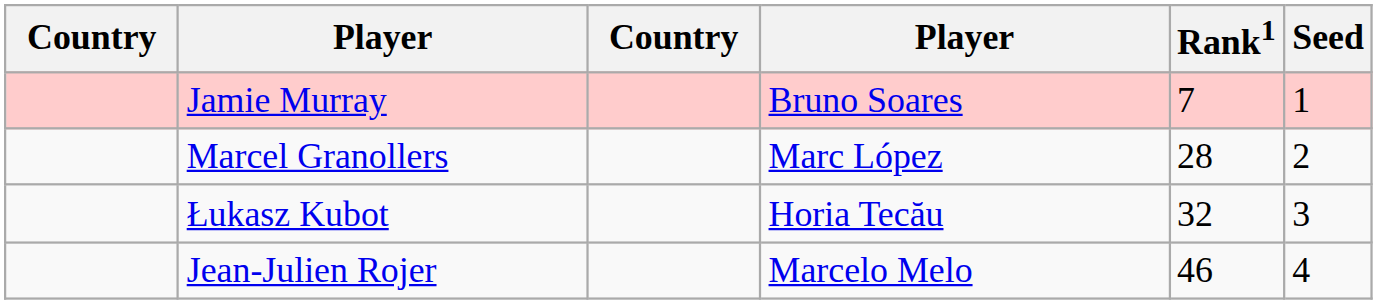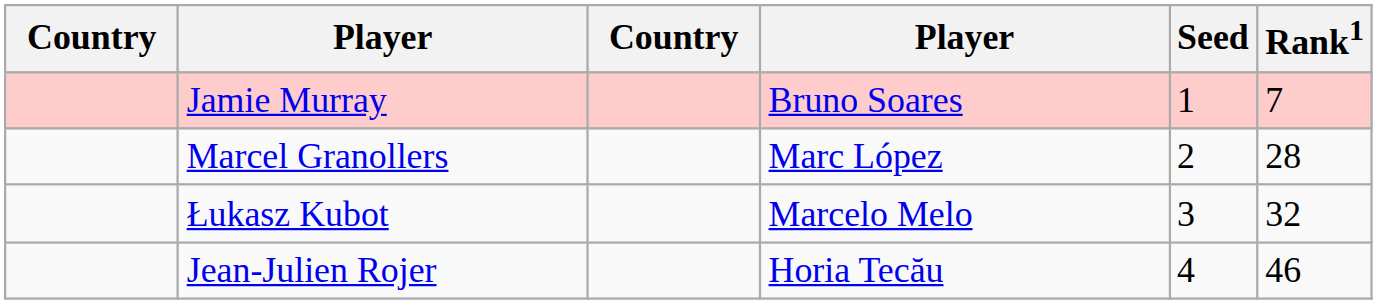columns swapped: (1226, 37) <-> (1328, 37)
(856, 213) Horia Tecău -> (871, 213) Marcelo Melo
(871, 269) Marcelo Melo -> (856, 269) Horia Tecău
